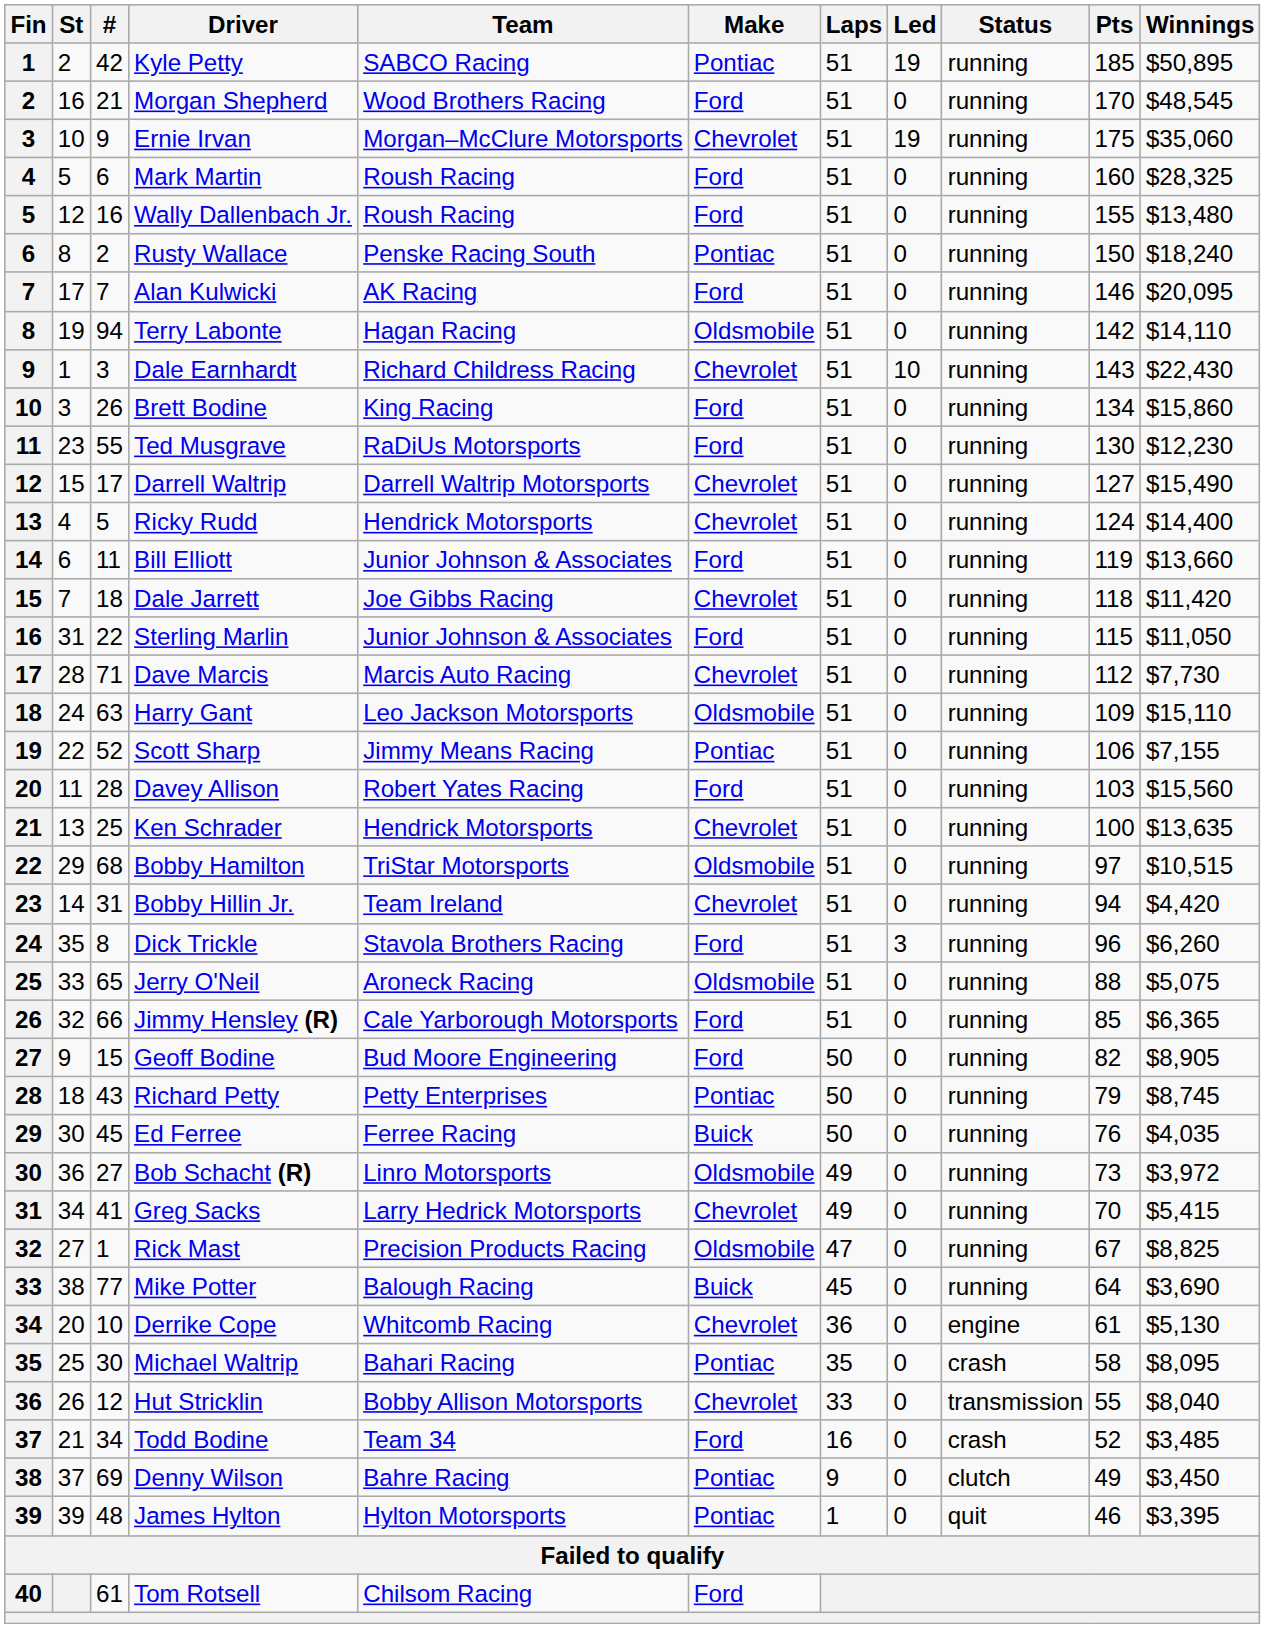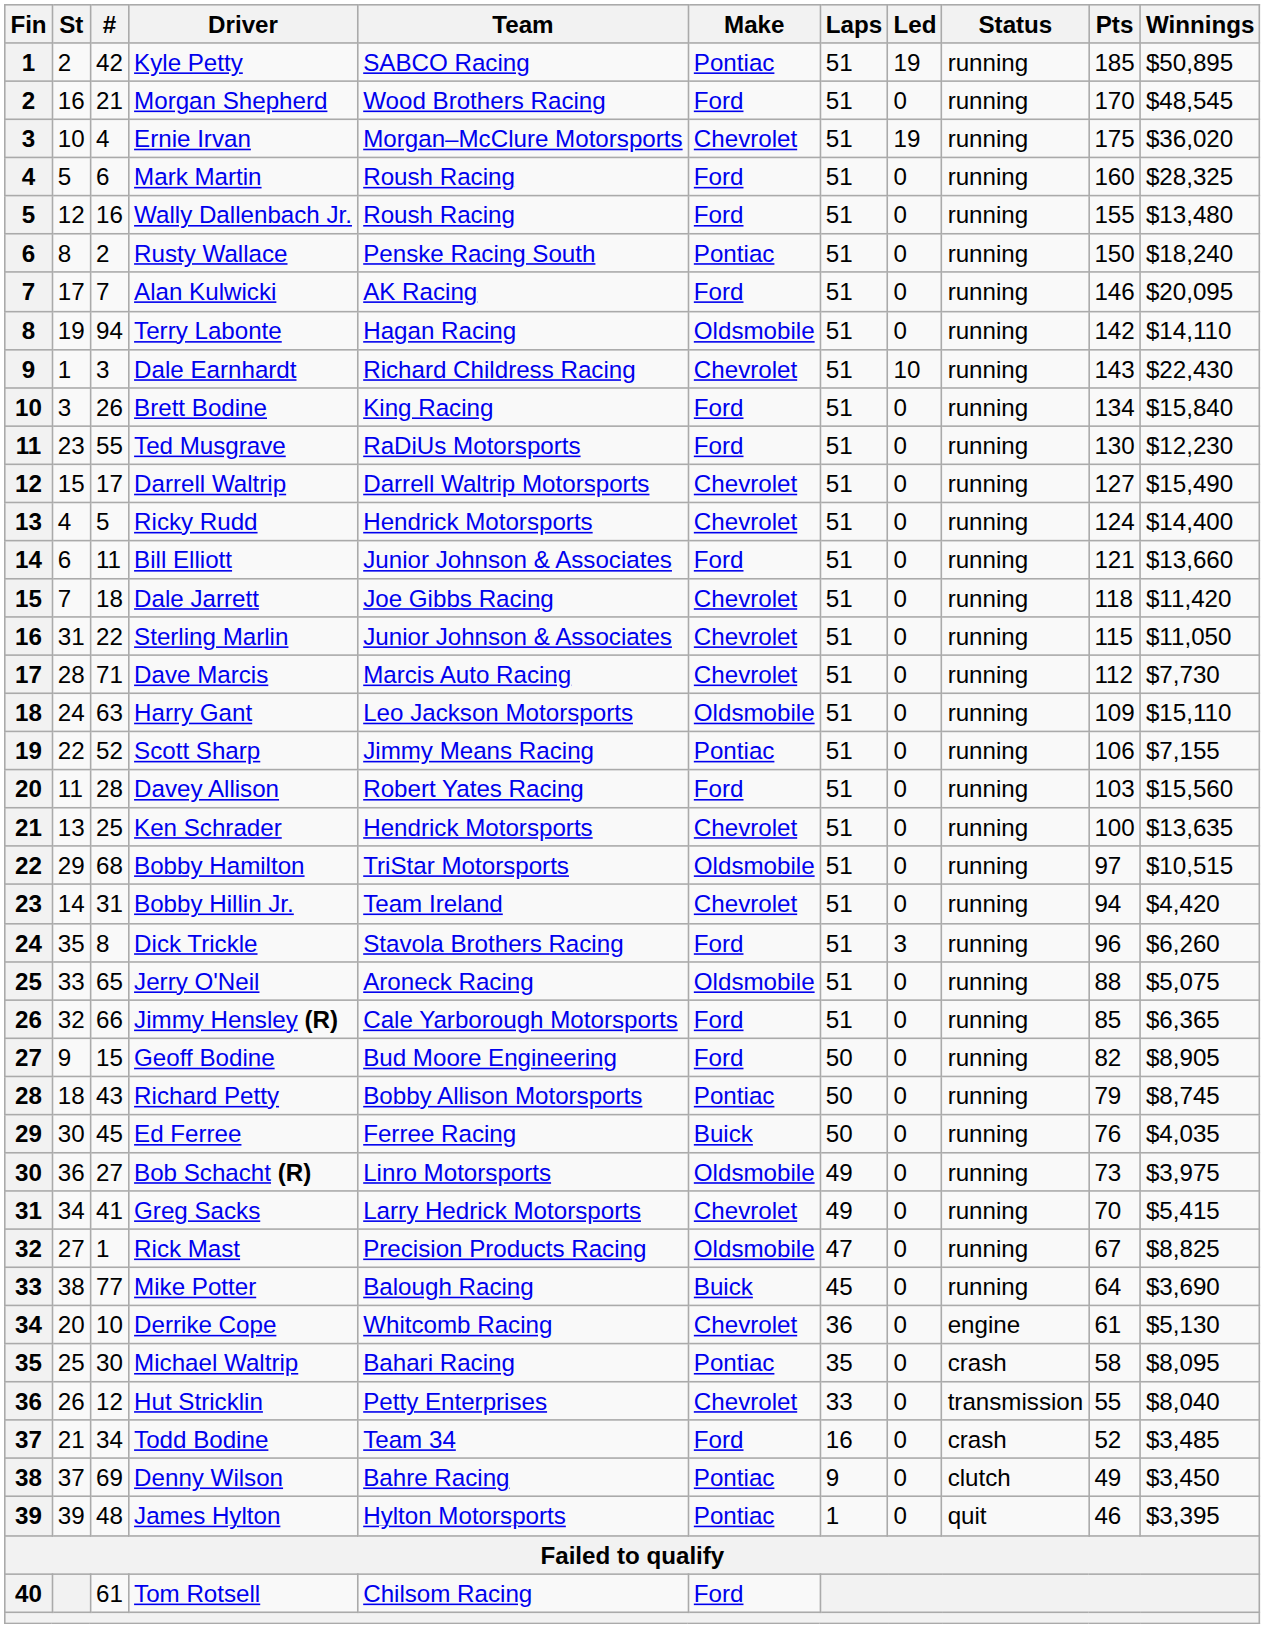(103, 139) 9 -> (103, 139) 4
(1190, 139) $35,060 -> (1190, 139) $36,020
(1190, 407) $15,860 -> (1190, 407) $15,840
(1114, 560) 119 -> (1115, 560) 121
(719, 636) Ford -> (746, 636) Chevrolet
(455, 1095) Petty Enterprises -> (503, 1095) Bobby Allison Motorsports
(1183, 1172) $3,972 -> (1183, 1172) $3,975
(503, 1401) Bobby Allison Motorsports -> (455, 1401) Petty Enterprises
